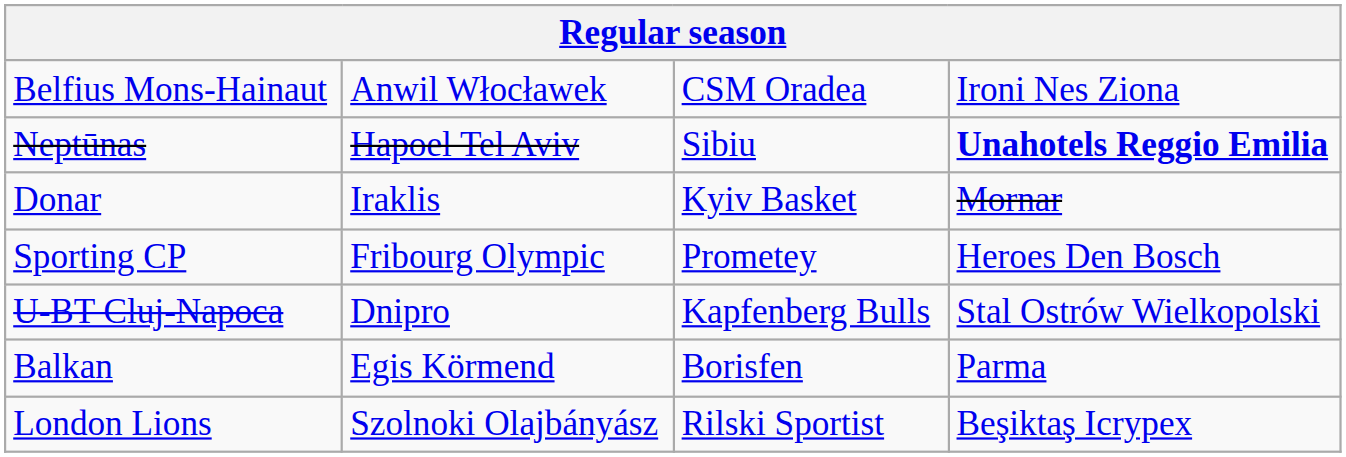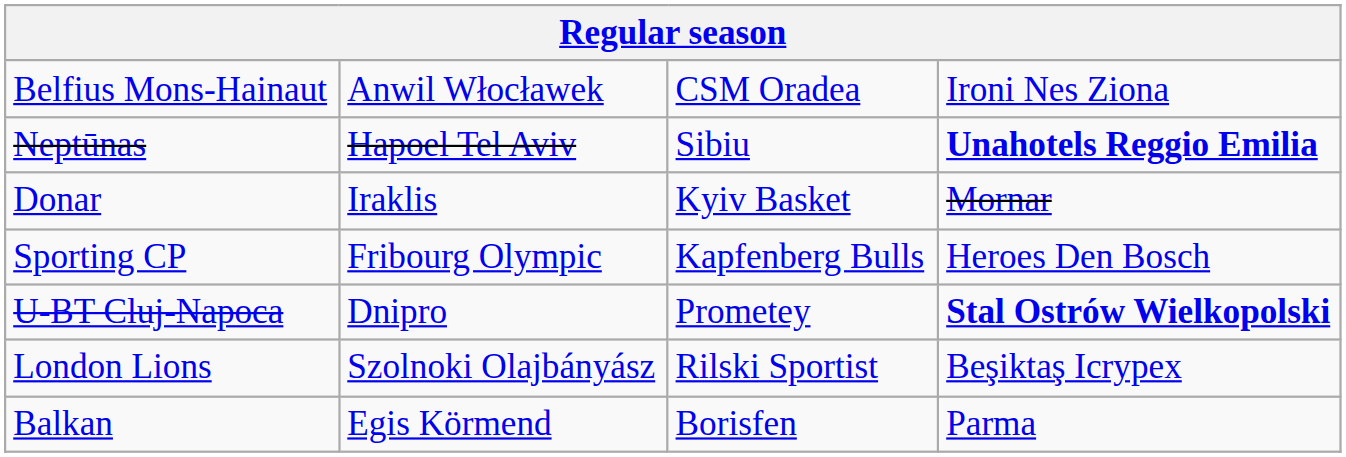(749, 255) Prometey -> (800, 255) Kapfenberg Bulls
(806, 311) Kapfenberg Bulls -> (743, 311) Prometey
(1138, 311) normal -> (1138, 311) bold
rows swapped: (63, 367) <-> (112, 423)
